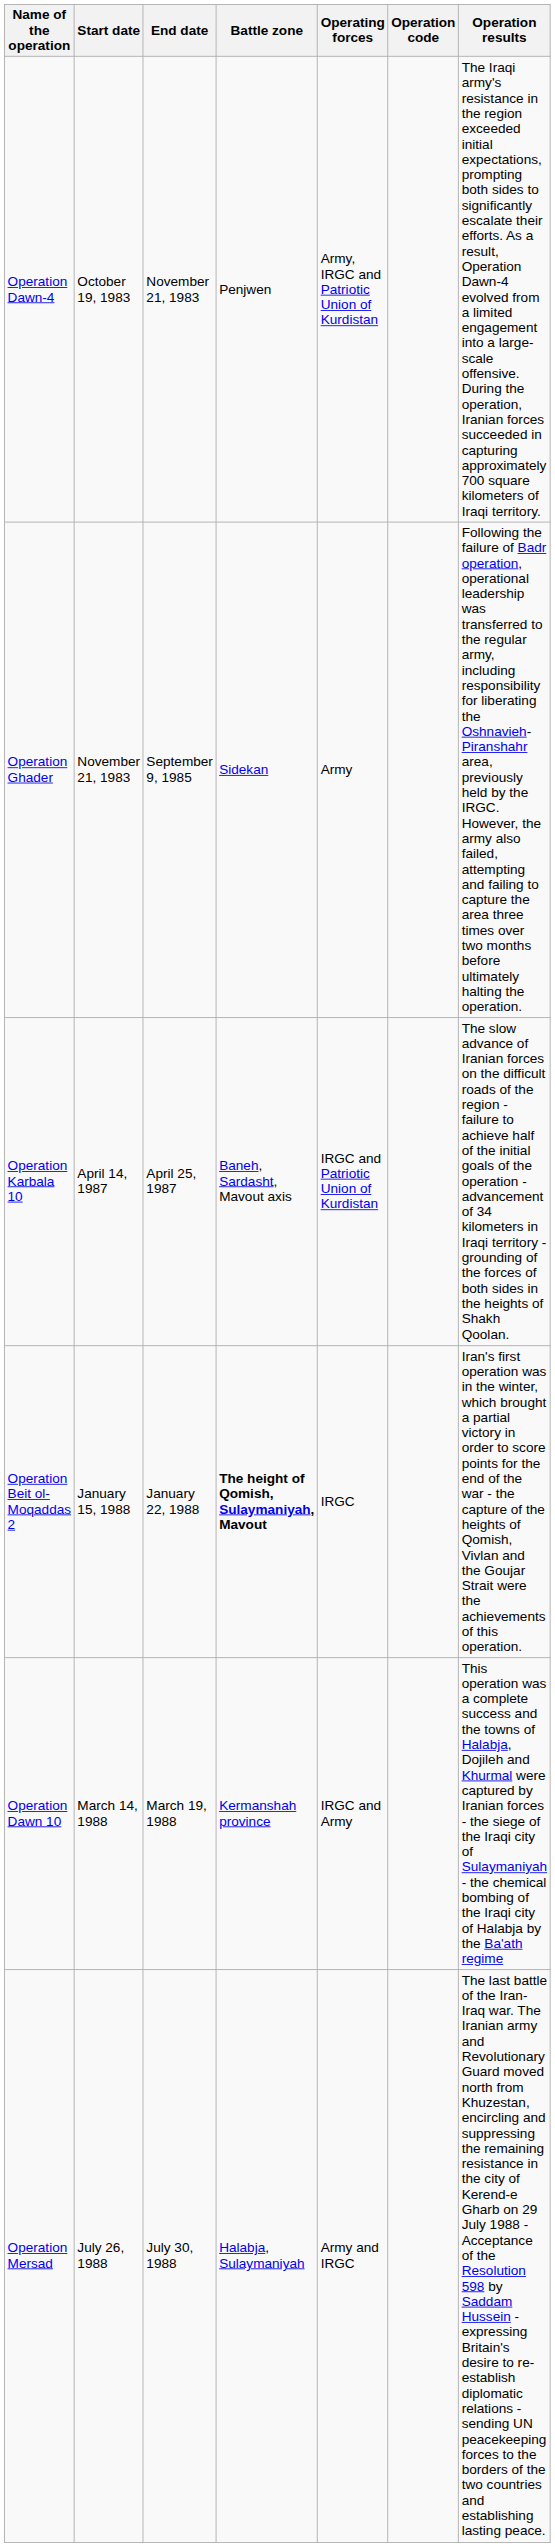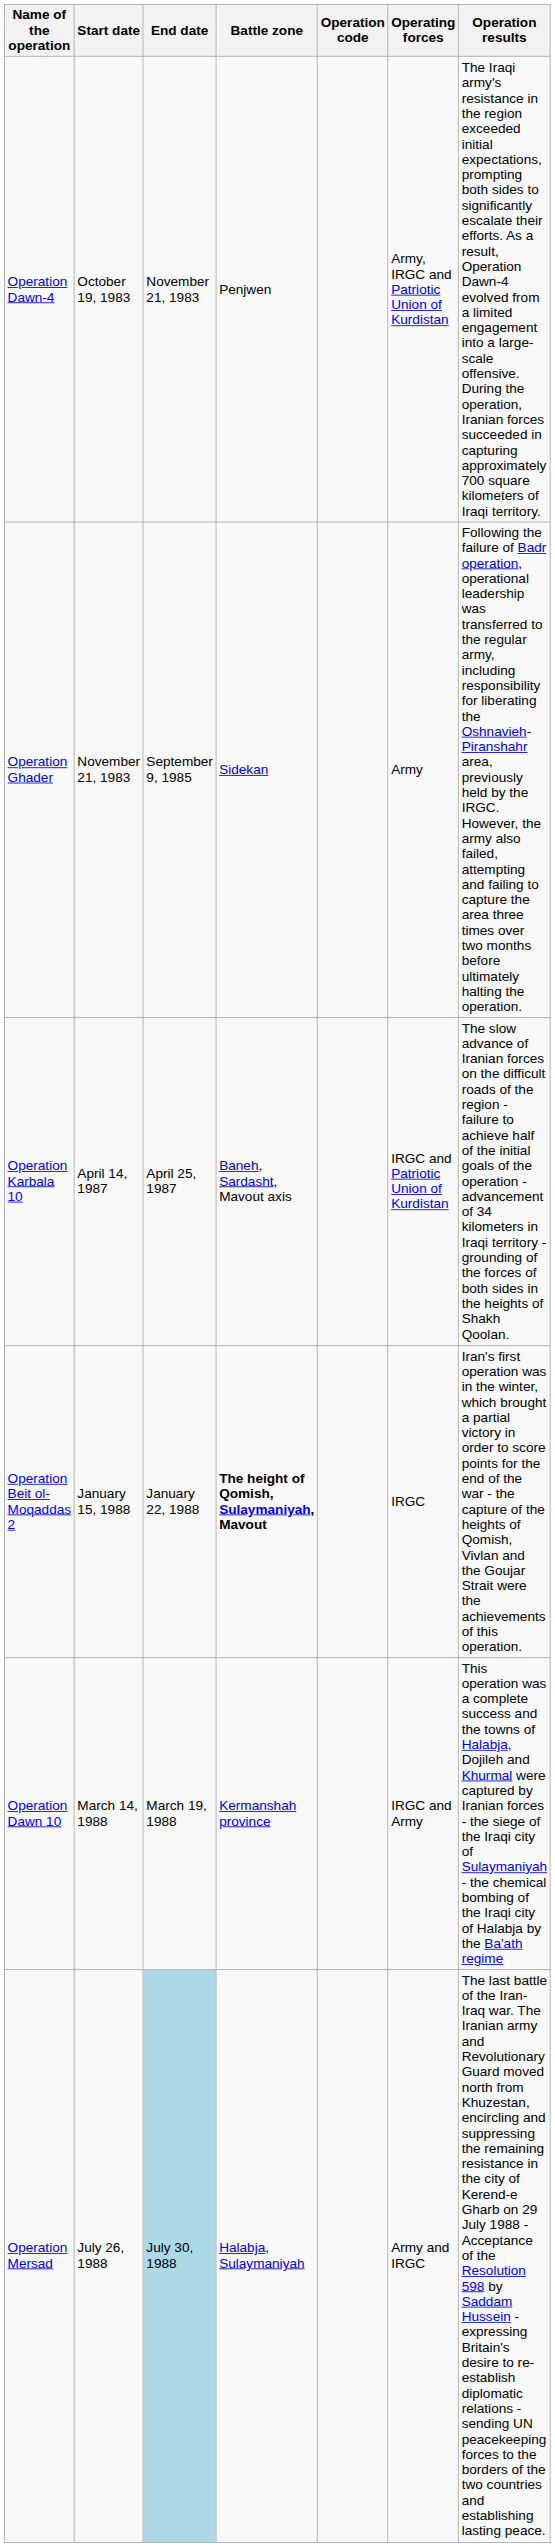columns swapped: (423, 30) <-> (353, 30)
(170, 2256) no background -> (170, 2256) lightblue background
